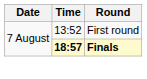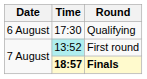+ row: (111, 30)
(68, 30) no background -> (68, 47) paleturquoise background
